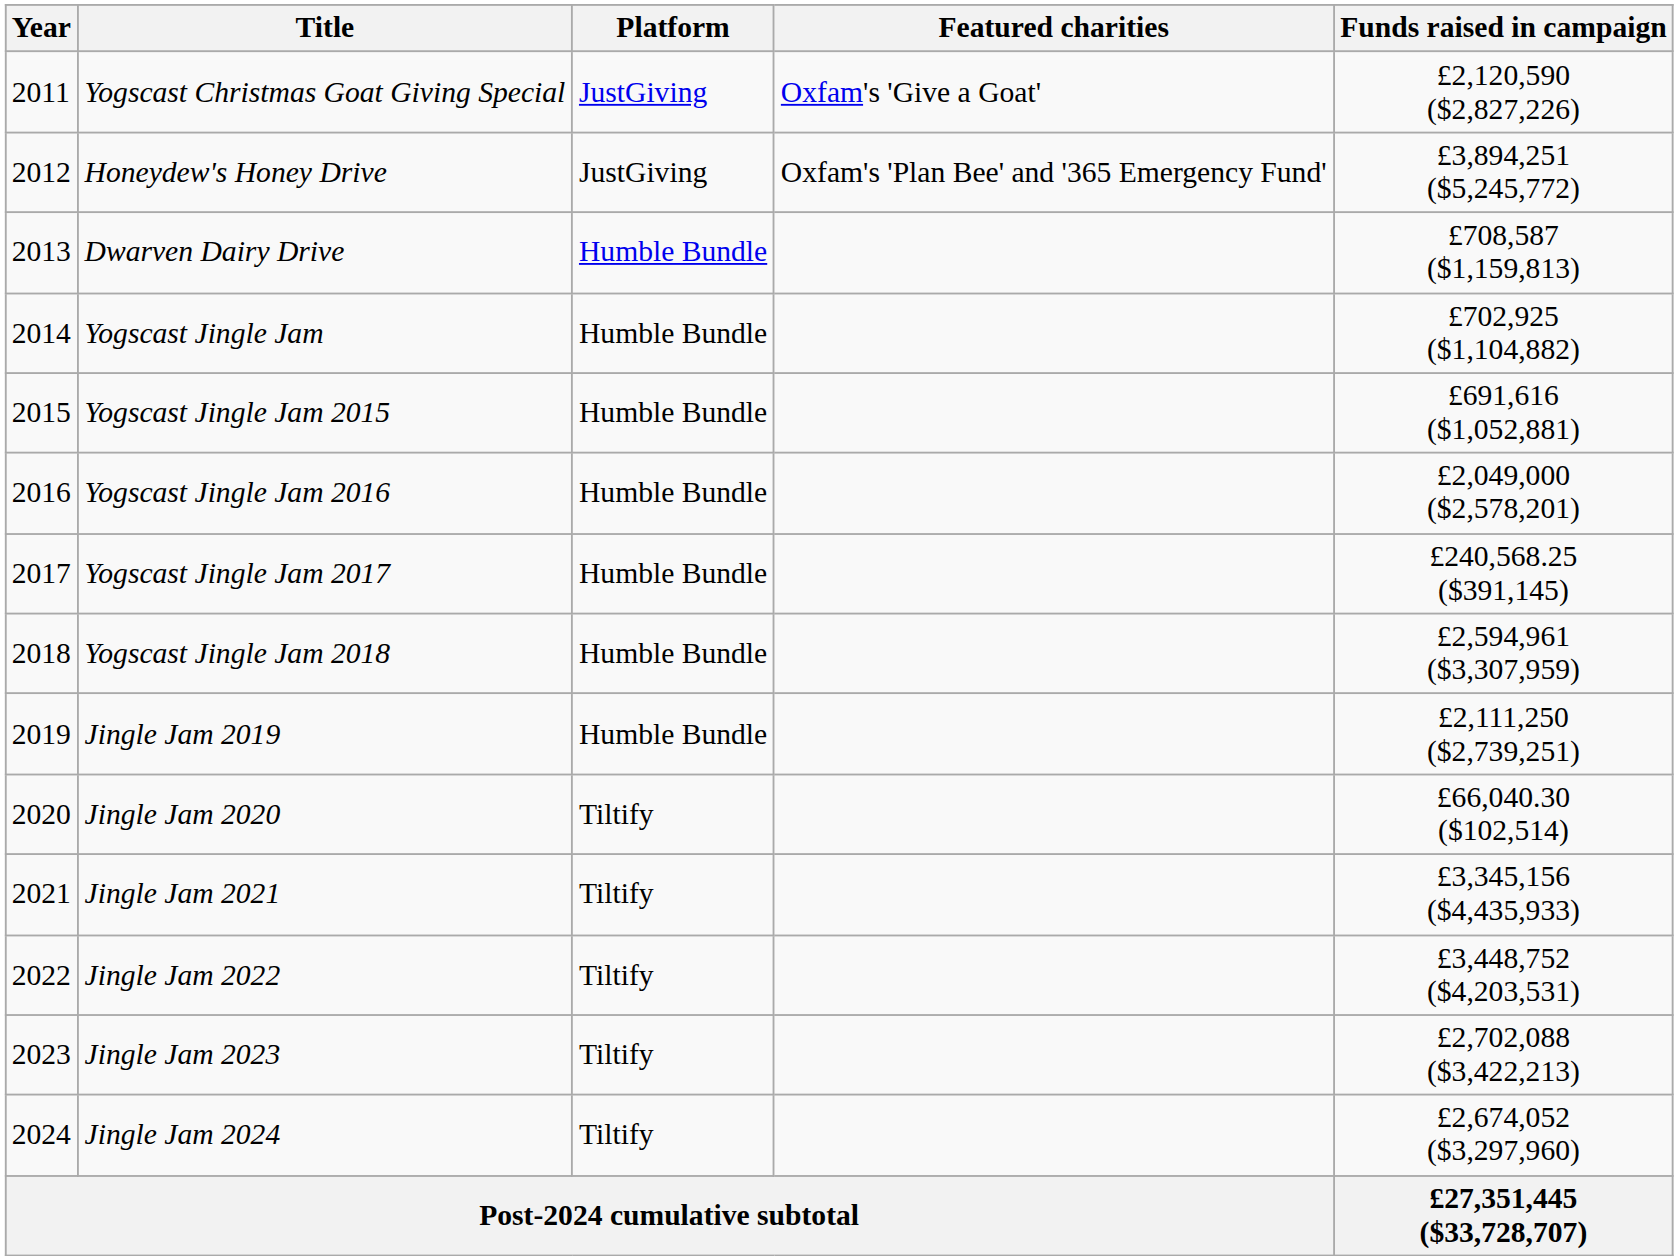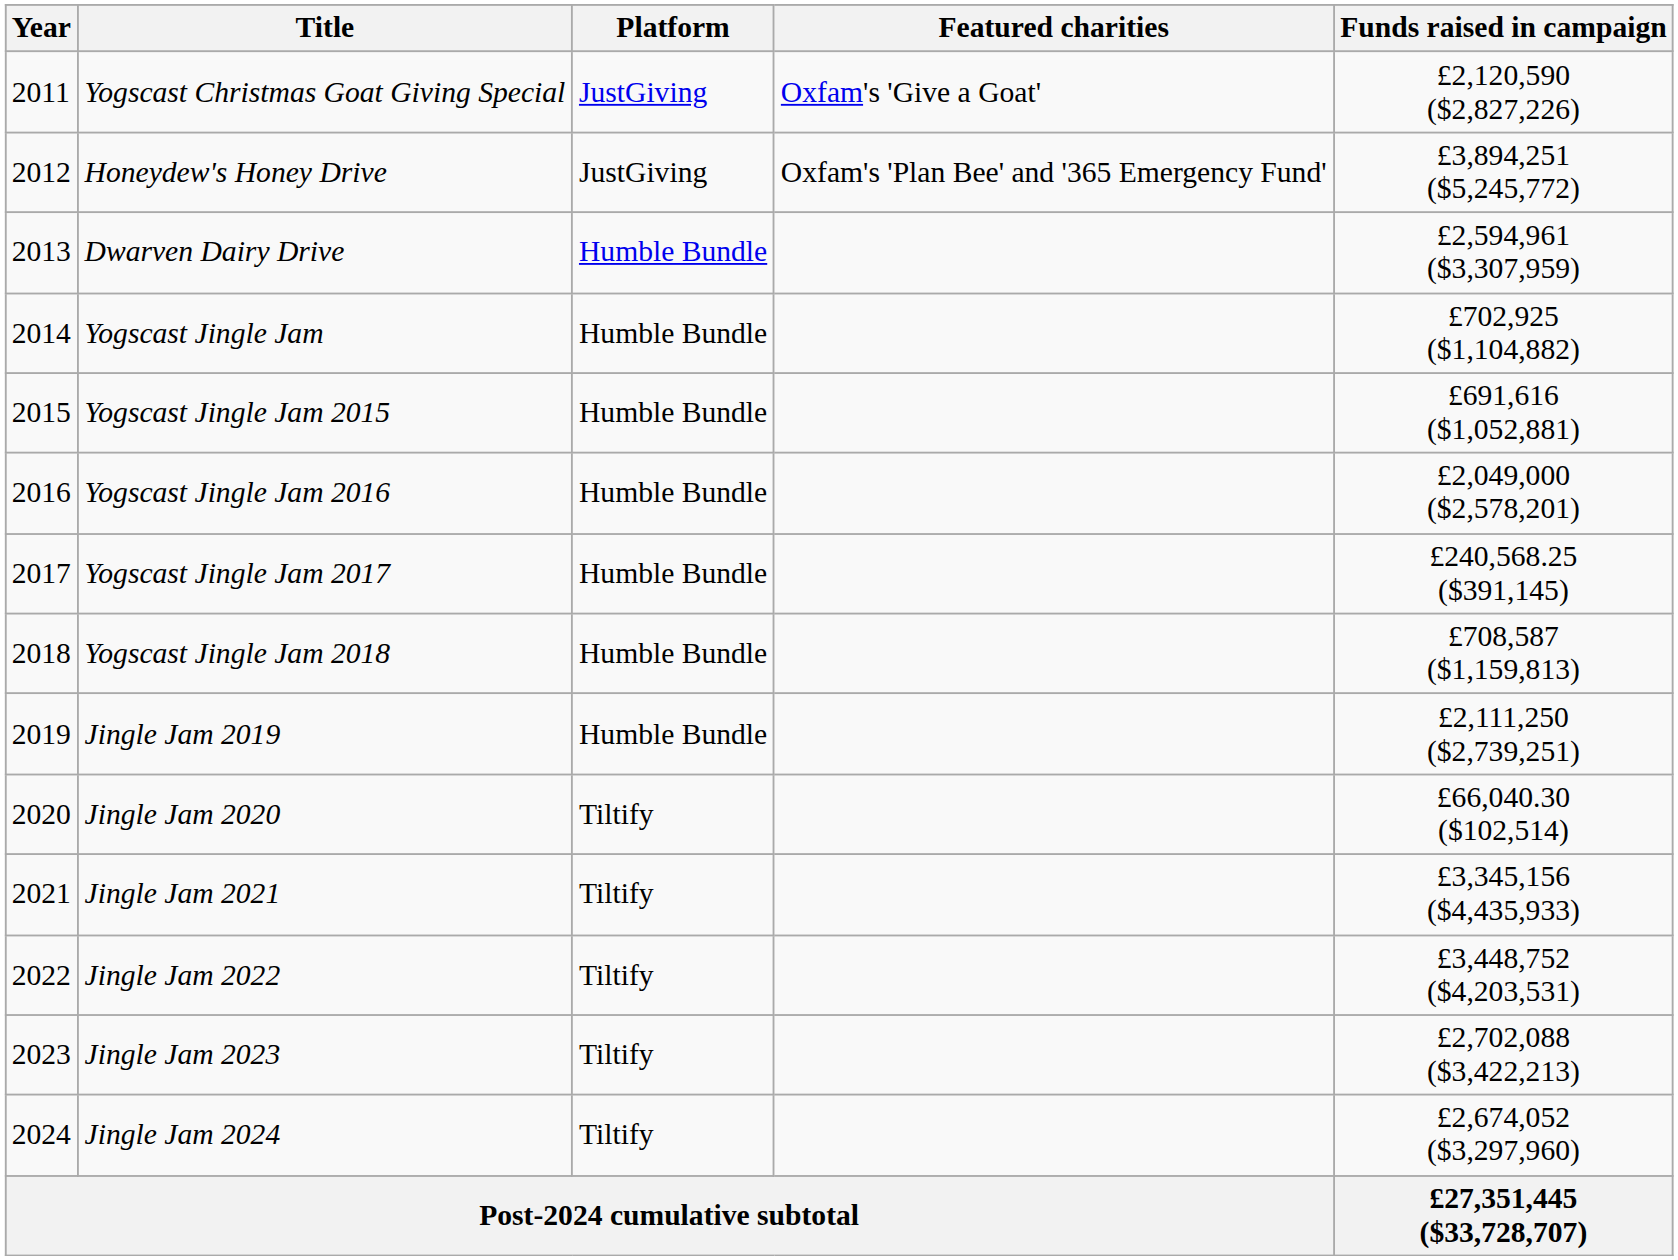(1503, 252) £708,587 ($1,159,813) -> (1503, 252) £2,594,961 ($3,307,959)
(1503, 653) £2,594,961 ($3,307,959) -> (1503, 653) £708,587 ($1,159,813)
